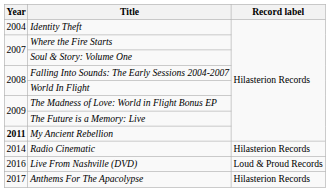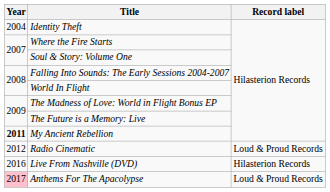(16, 149) 2014 -> (16, 149) 2012
(272, 149) Hilasterion Records -> (278, 149) Loud & Proud Records
(278, 164) Loud & Proud Records -> (272, 164) Hilasterion Records
(16, 179) no background -> (16, 179) pink background
(272, 179) Hilasterion Records -> (278, 179) Loud & Proud Records
